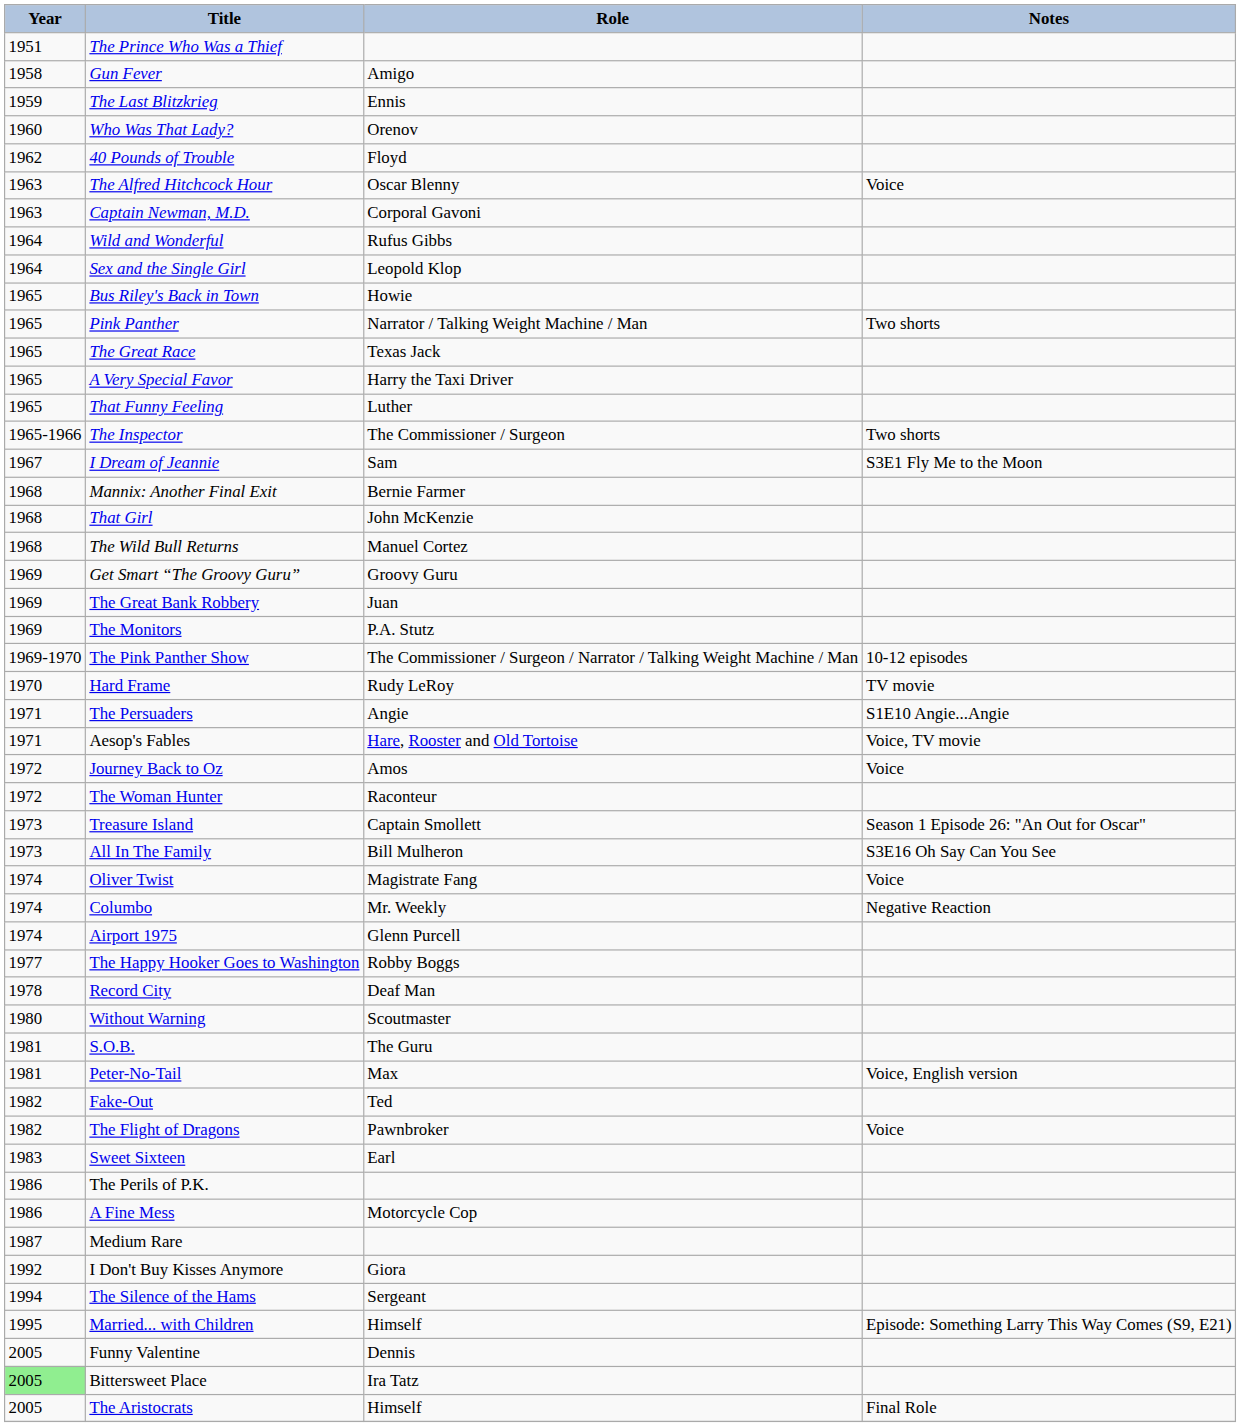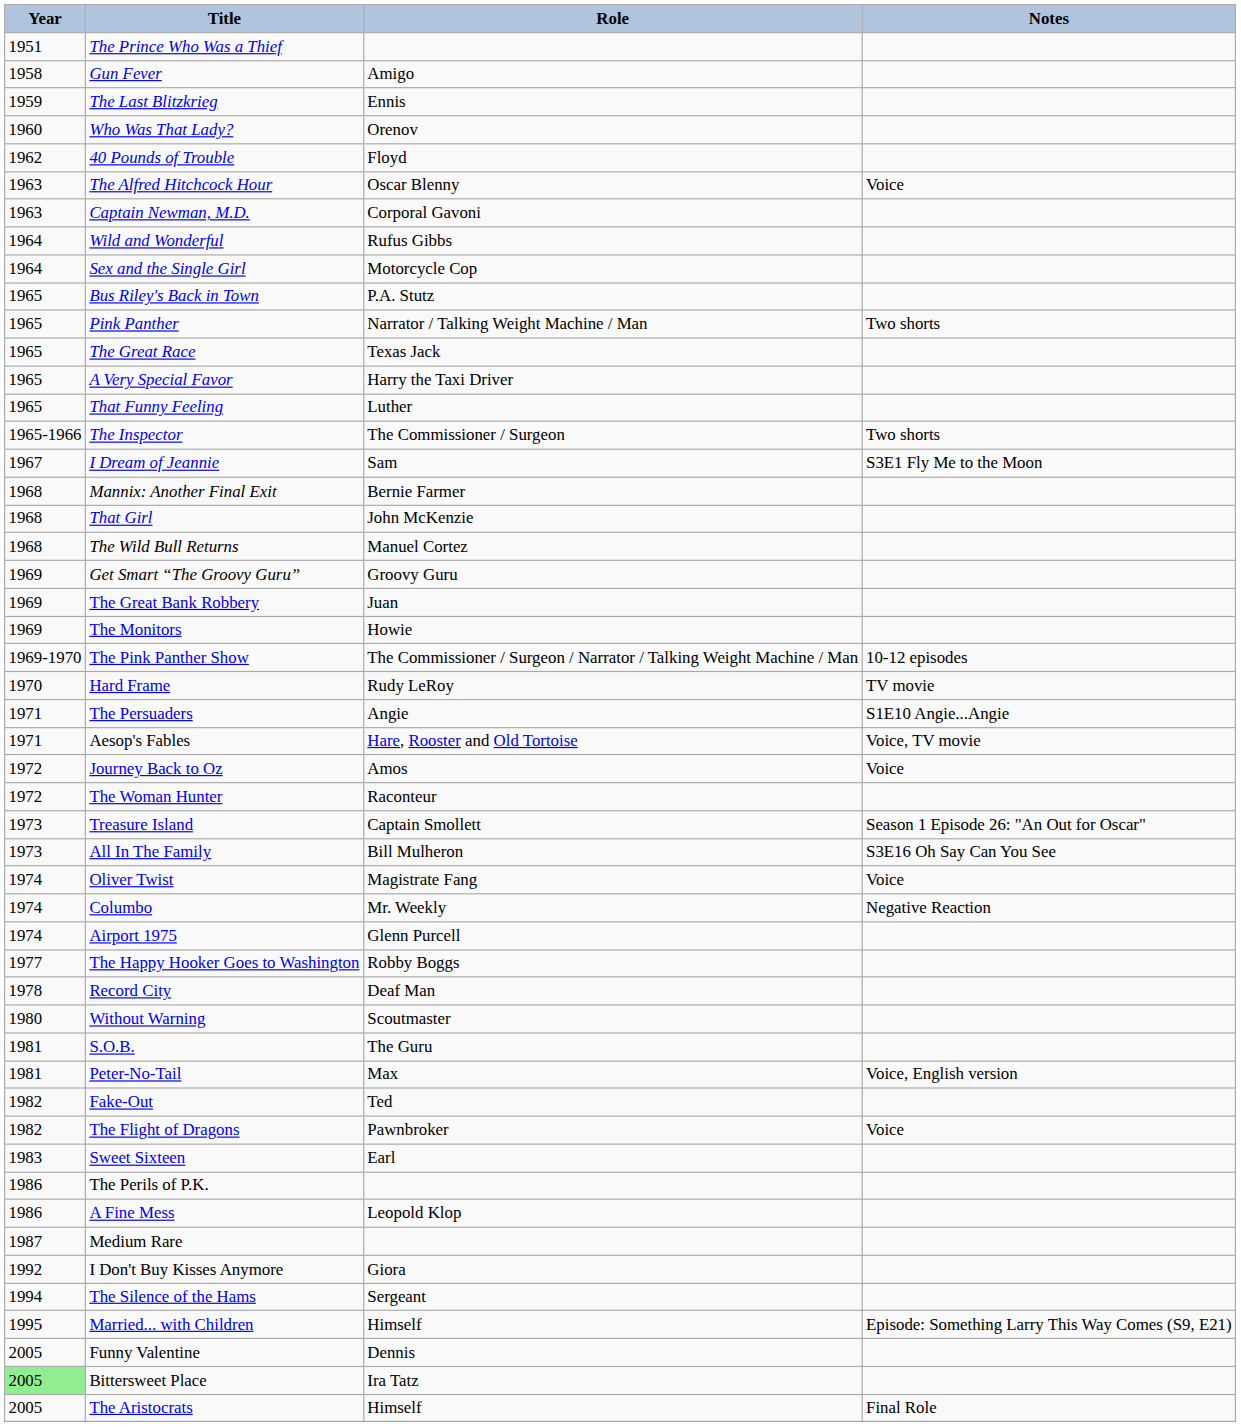(414, 268) Leopold Klop -> (422, 268) Motorcycle Cop
(390, 296) Howie -> (401, 296) P.A. Stutz
(401, 630) P.A. Stutz -> (390, 630) Howie
(422, 1213) Motorcycle Cop -> (414, 1213) Leopold Klop
